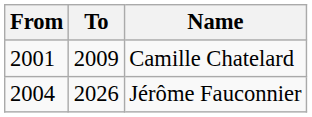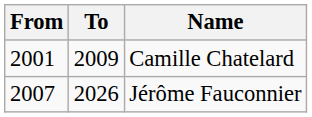(32, 93) 2004 -> (32, 93) 2007
